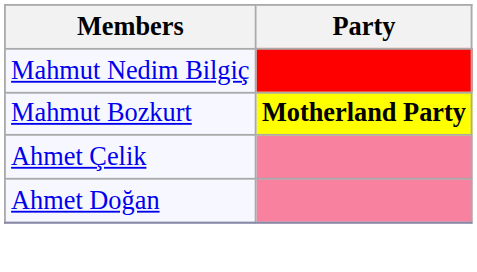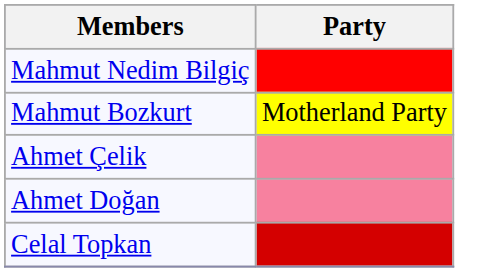(364, 113) bold -> (354, 113) normal
+ row: (81, 243)
